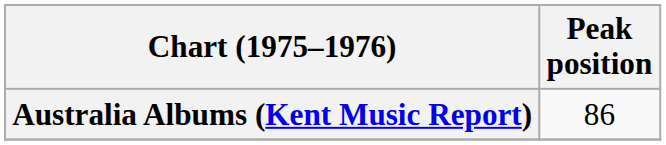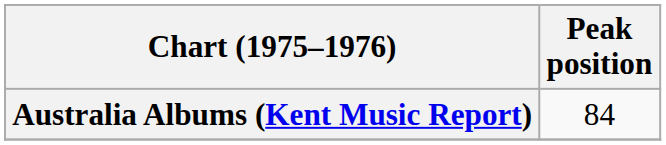(599, 113) 86 -> (599, 113) 84
